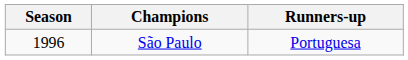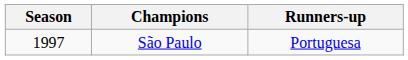(49, 42) 1996 -> (49, 42) 1997
